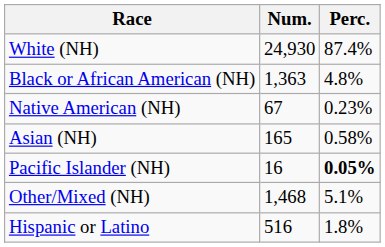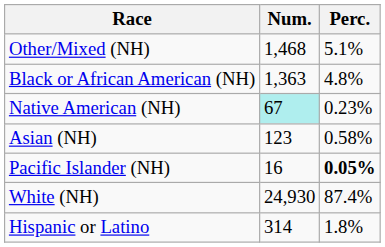rows swapped: (54, 49) <-> (79, 197)
(273, 108) no background -> (273, 108) paleturquoise background
(278, 138) 165 -> (278, 138) 123
(278, 227) 516 -> (278, 227) 314
